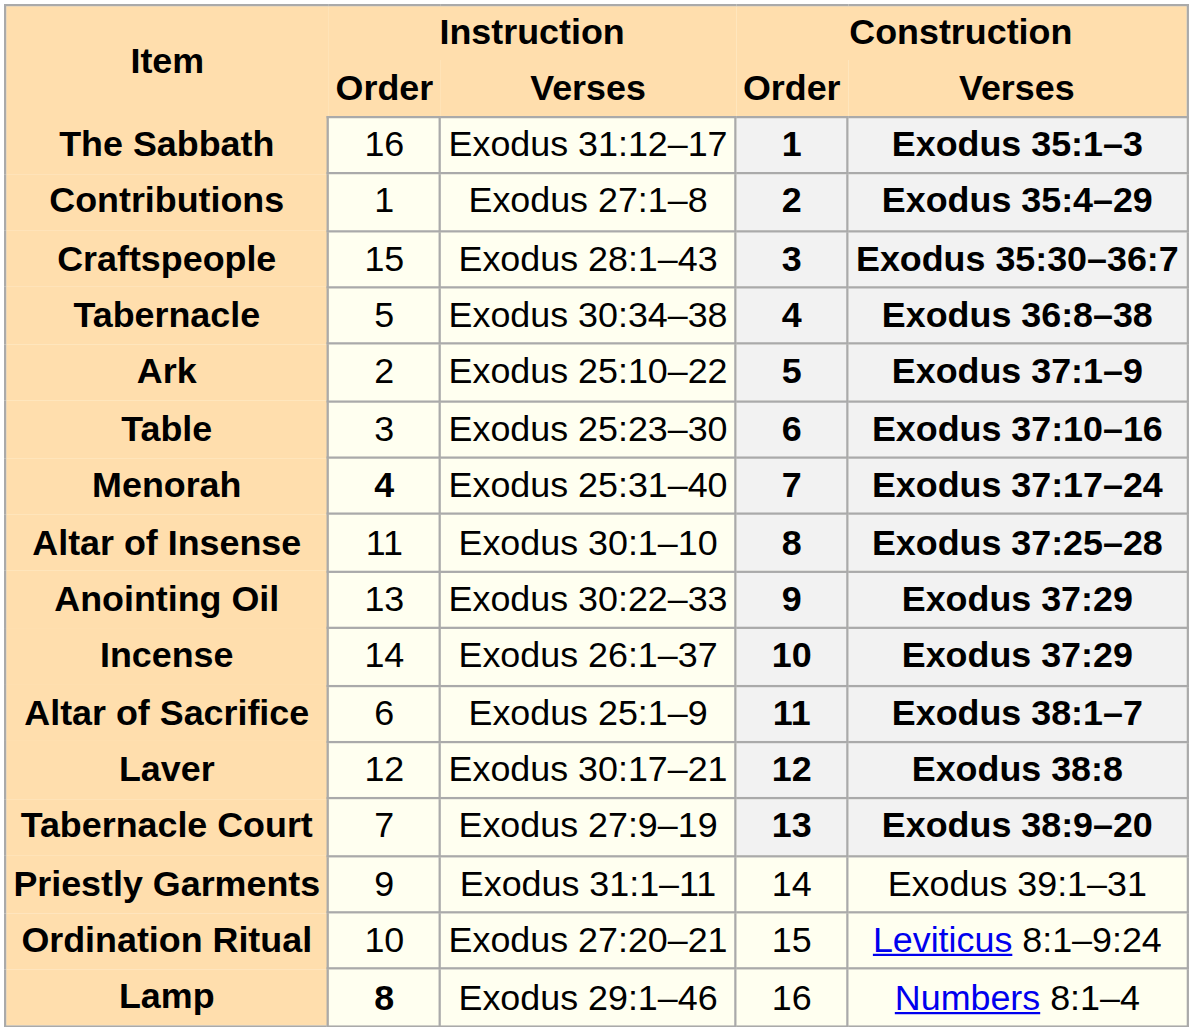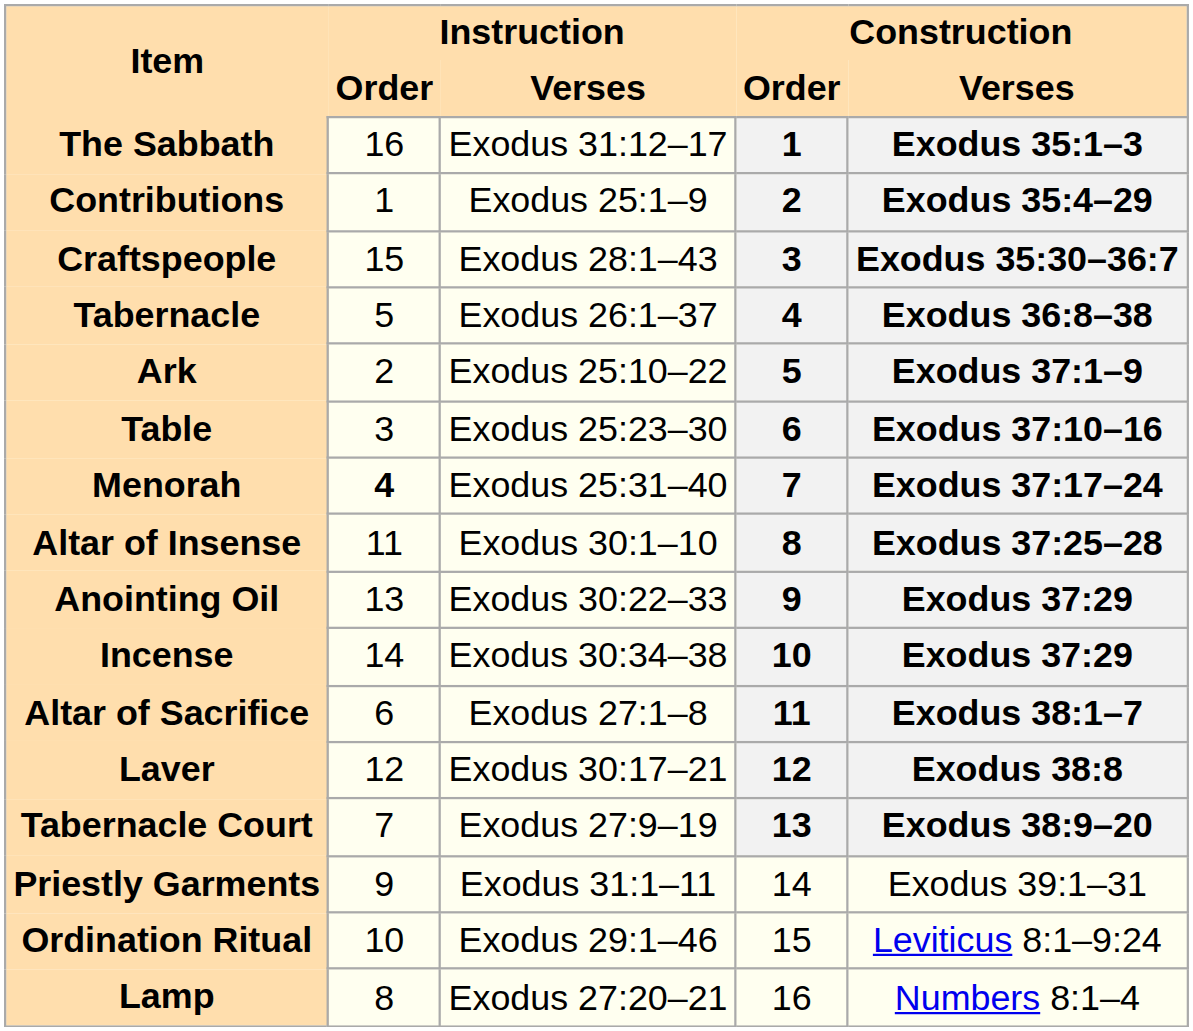(588, 201) Exodus 27:1–8 -> (588, 201) Exodus 25:1–9
(588, 314) Exodus 30:34–38 -> (588, 314) Exodus 26:1–37
(588, 655) Exodus 26:1–37 -> (588, 655) Exodus 30:34–38
(588, 712) Exodus 25:1–9 -> (588, 712) Exodus 27:1–8
(588, 940) Exodus 27:20–21 -> (588, 940) Exodus 29:1–46
(384, 996) bold -> (384, 996) normal
(588, 996) Exodus 29:1–46 -> (588, 996) Exodus 27:20–21
